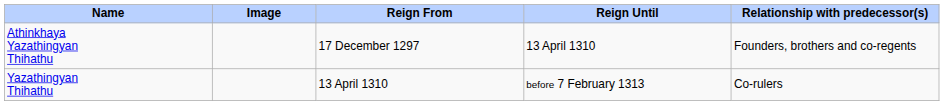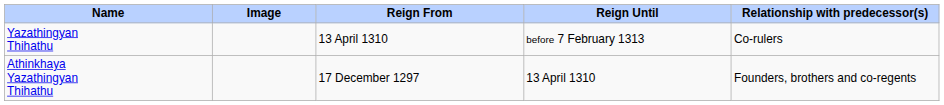rows swapped: (43, 45) <-> (43, 84)
